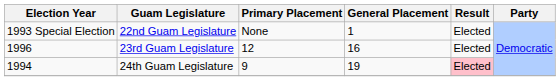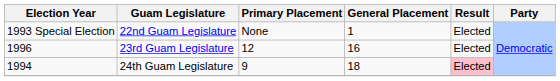(354, 66) 19 -> (354, 66) 18
